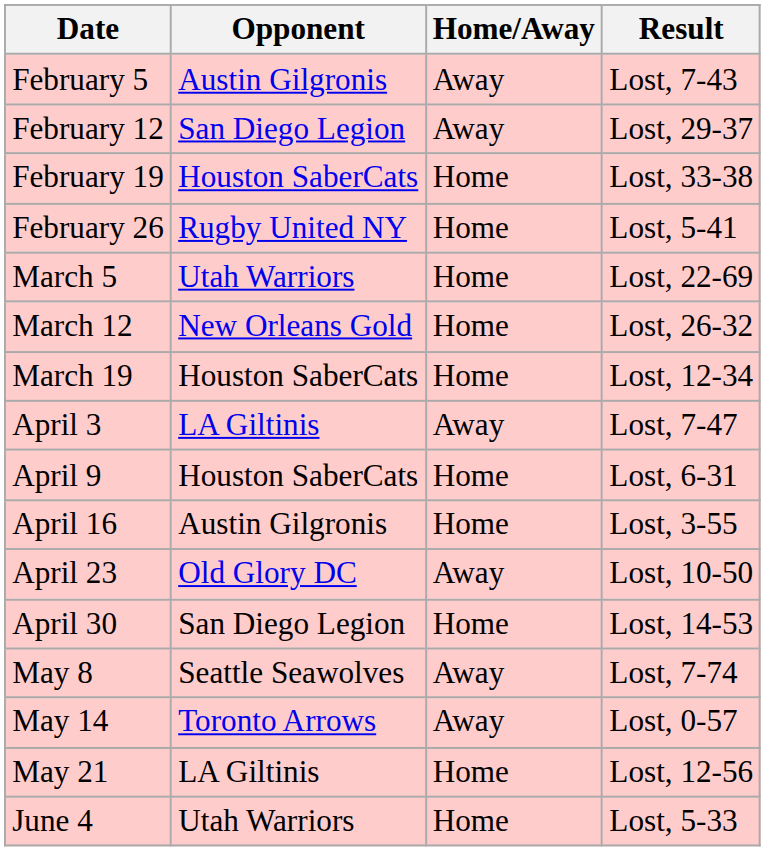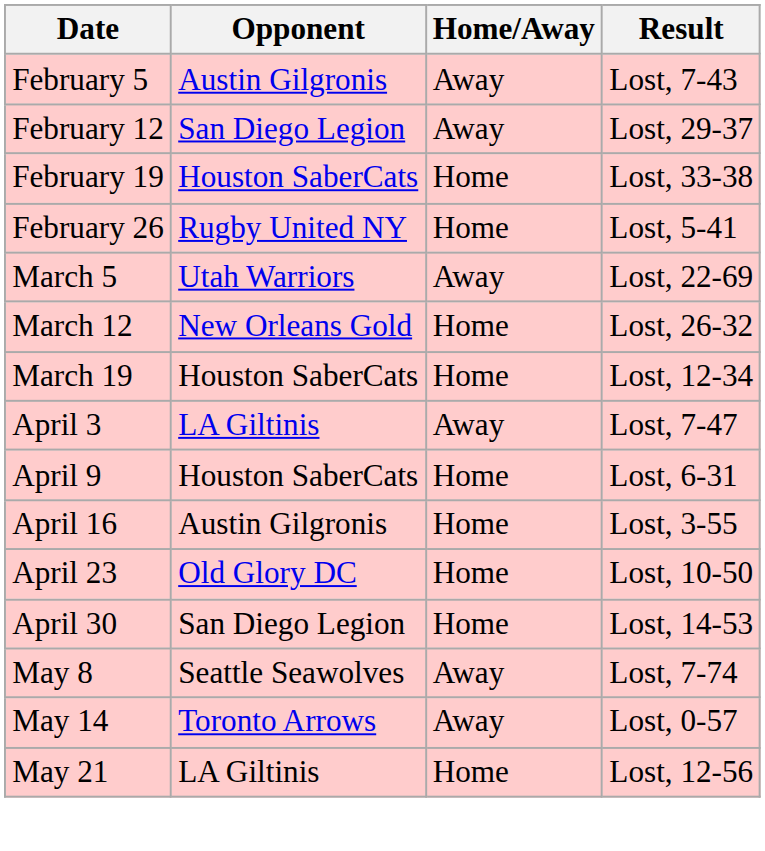(471, 276) Home -> (468, 276) Away
(468, 573) Away -> (471, 573) Home
- row: (52, 820)
